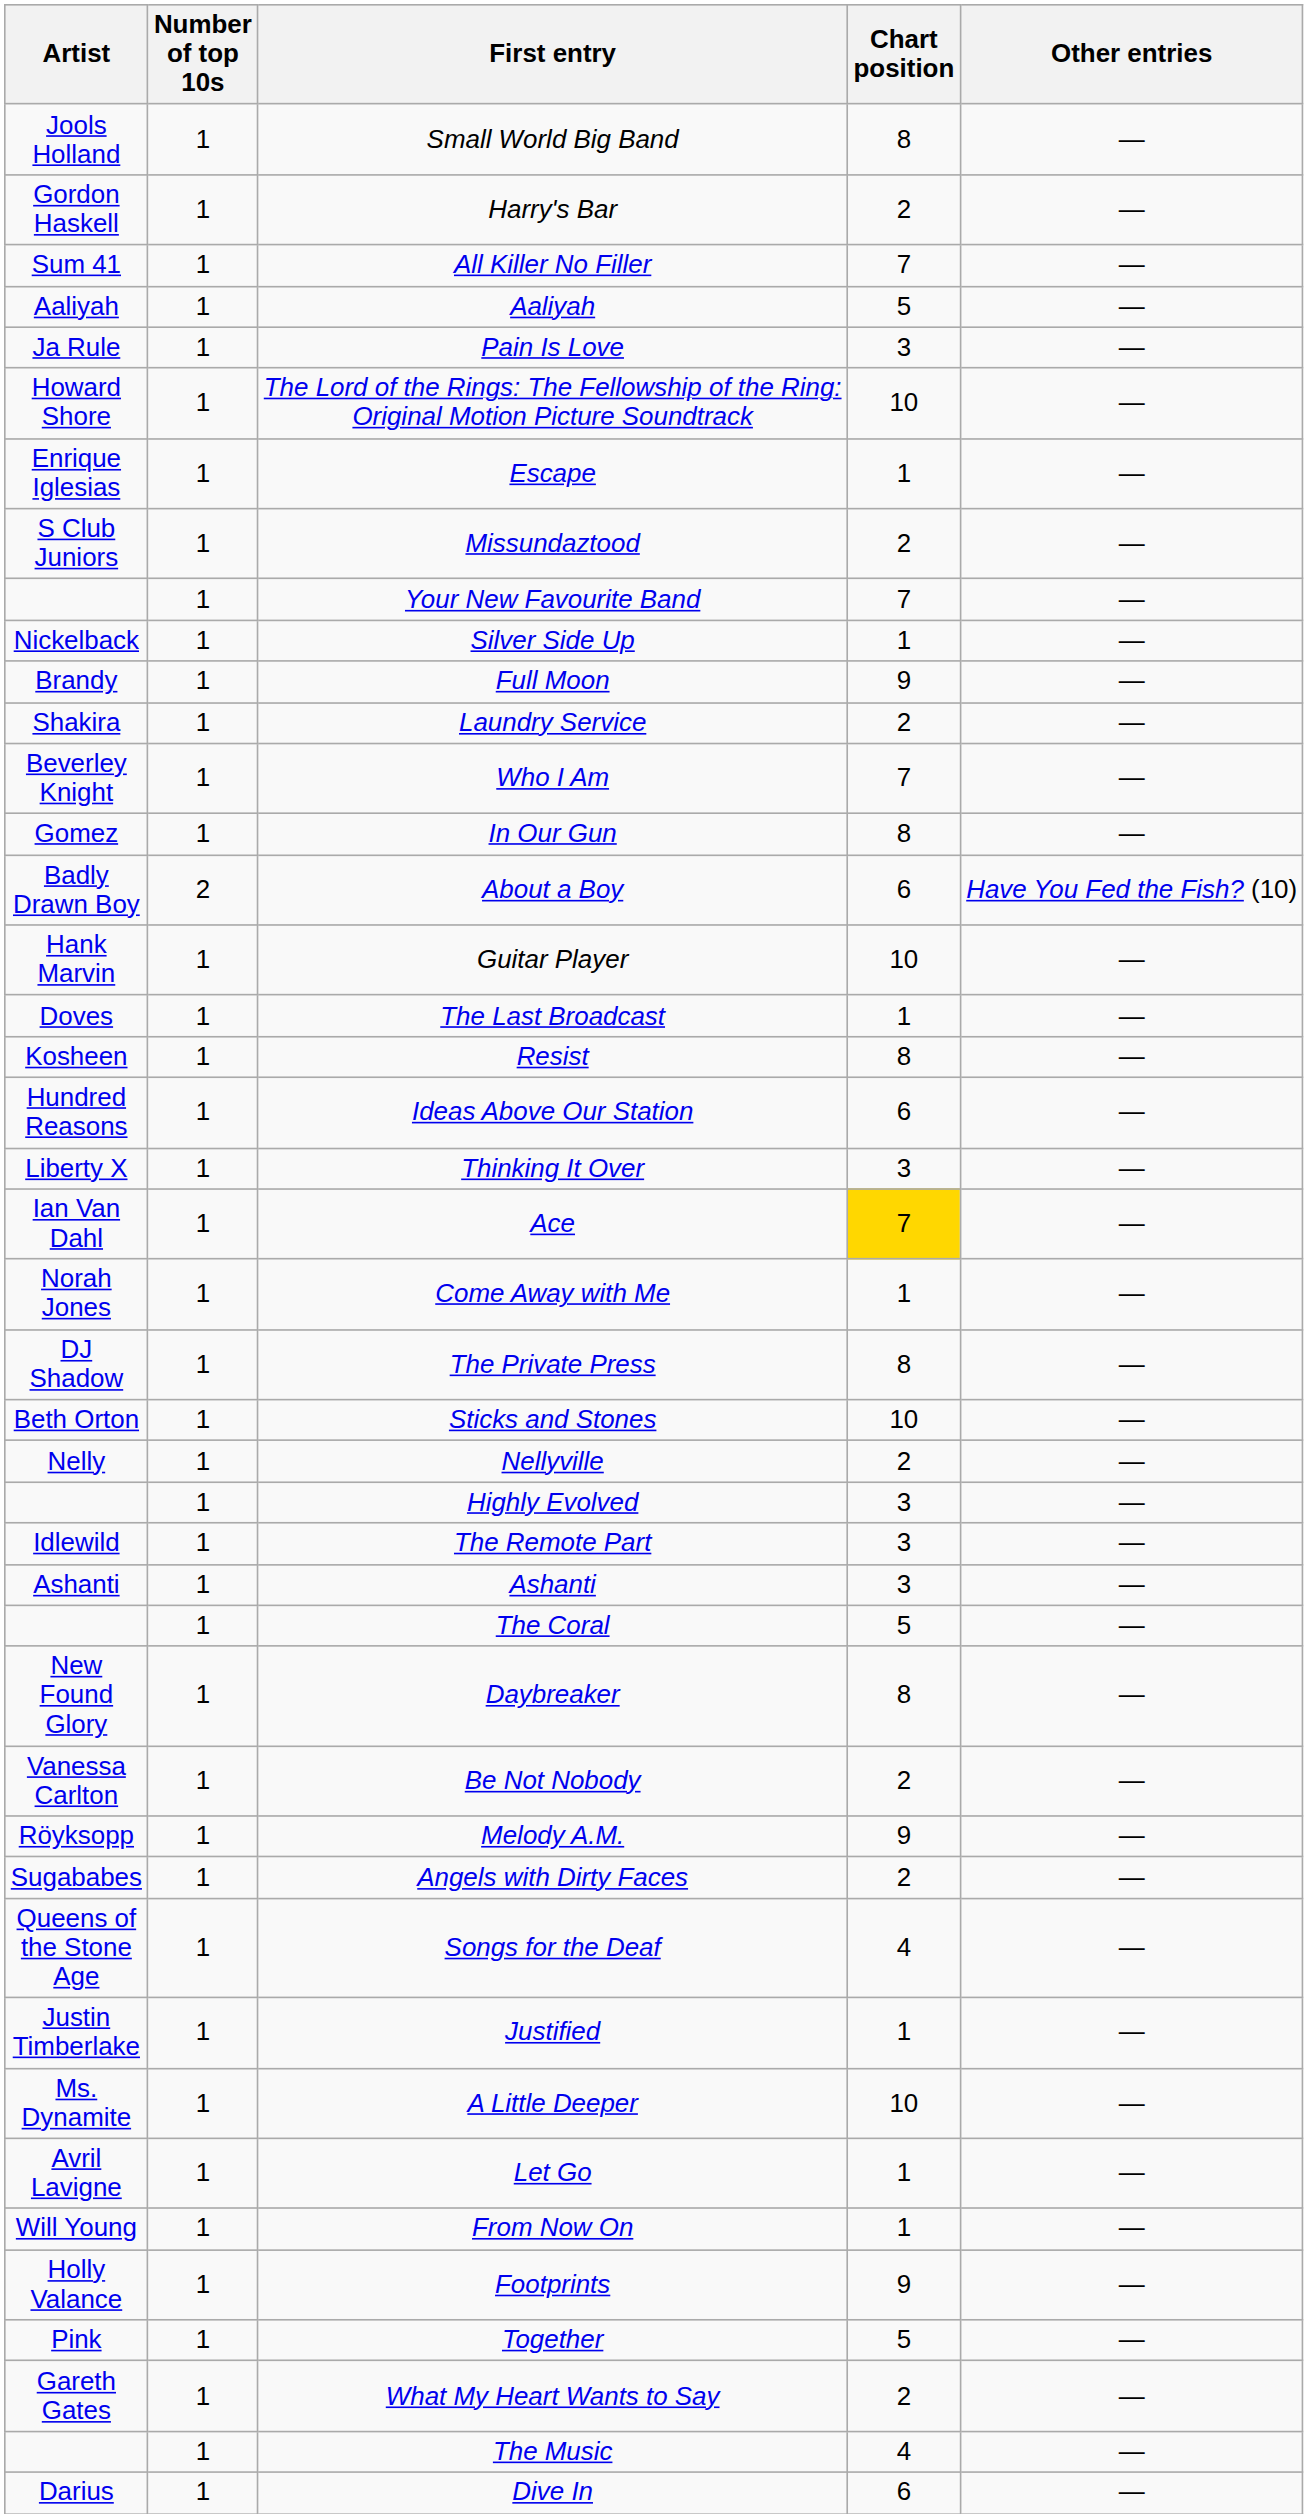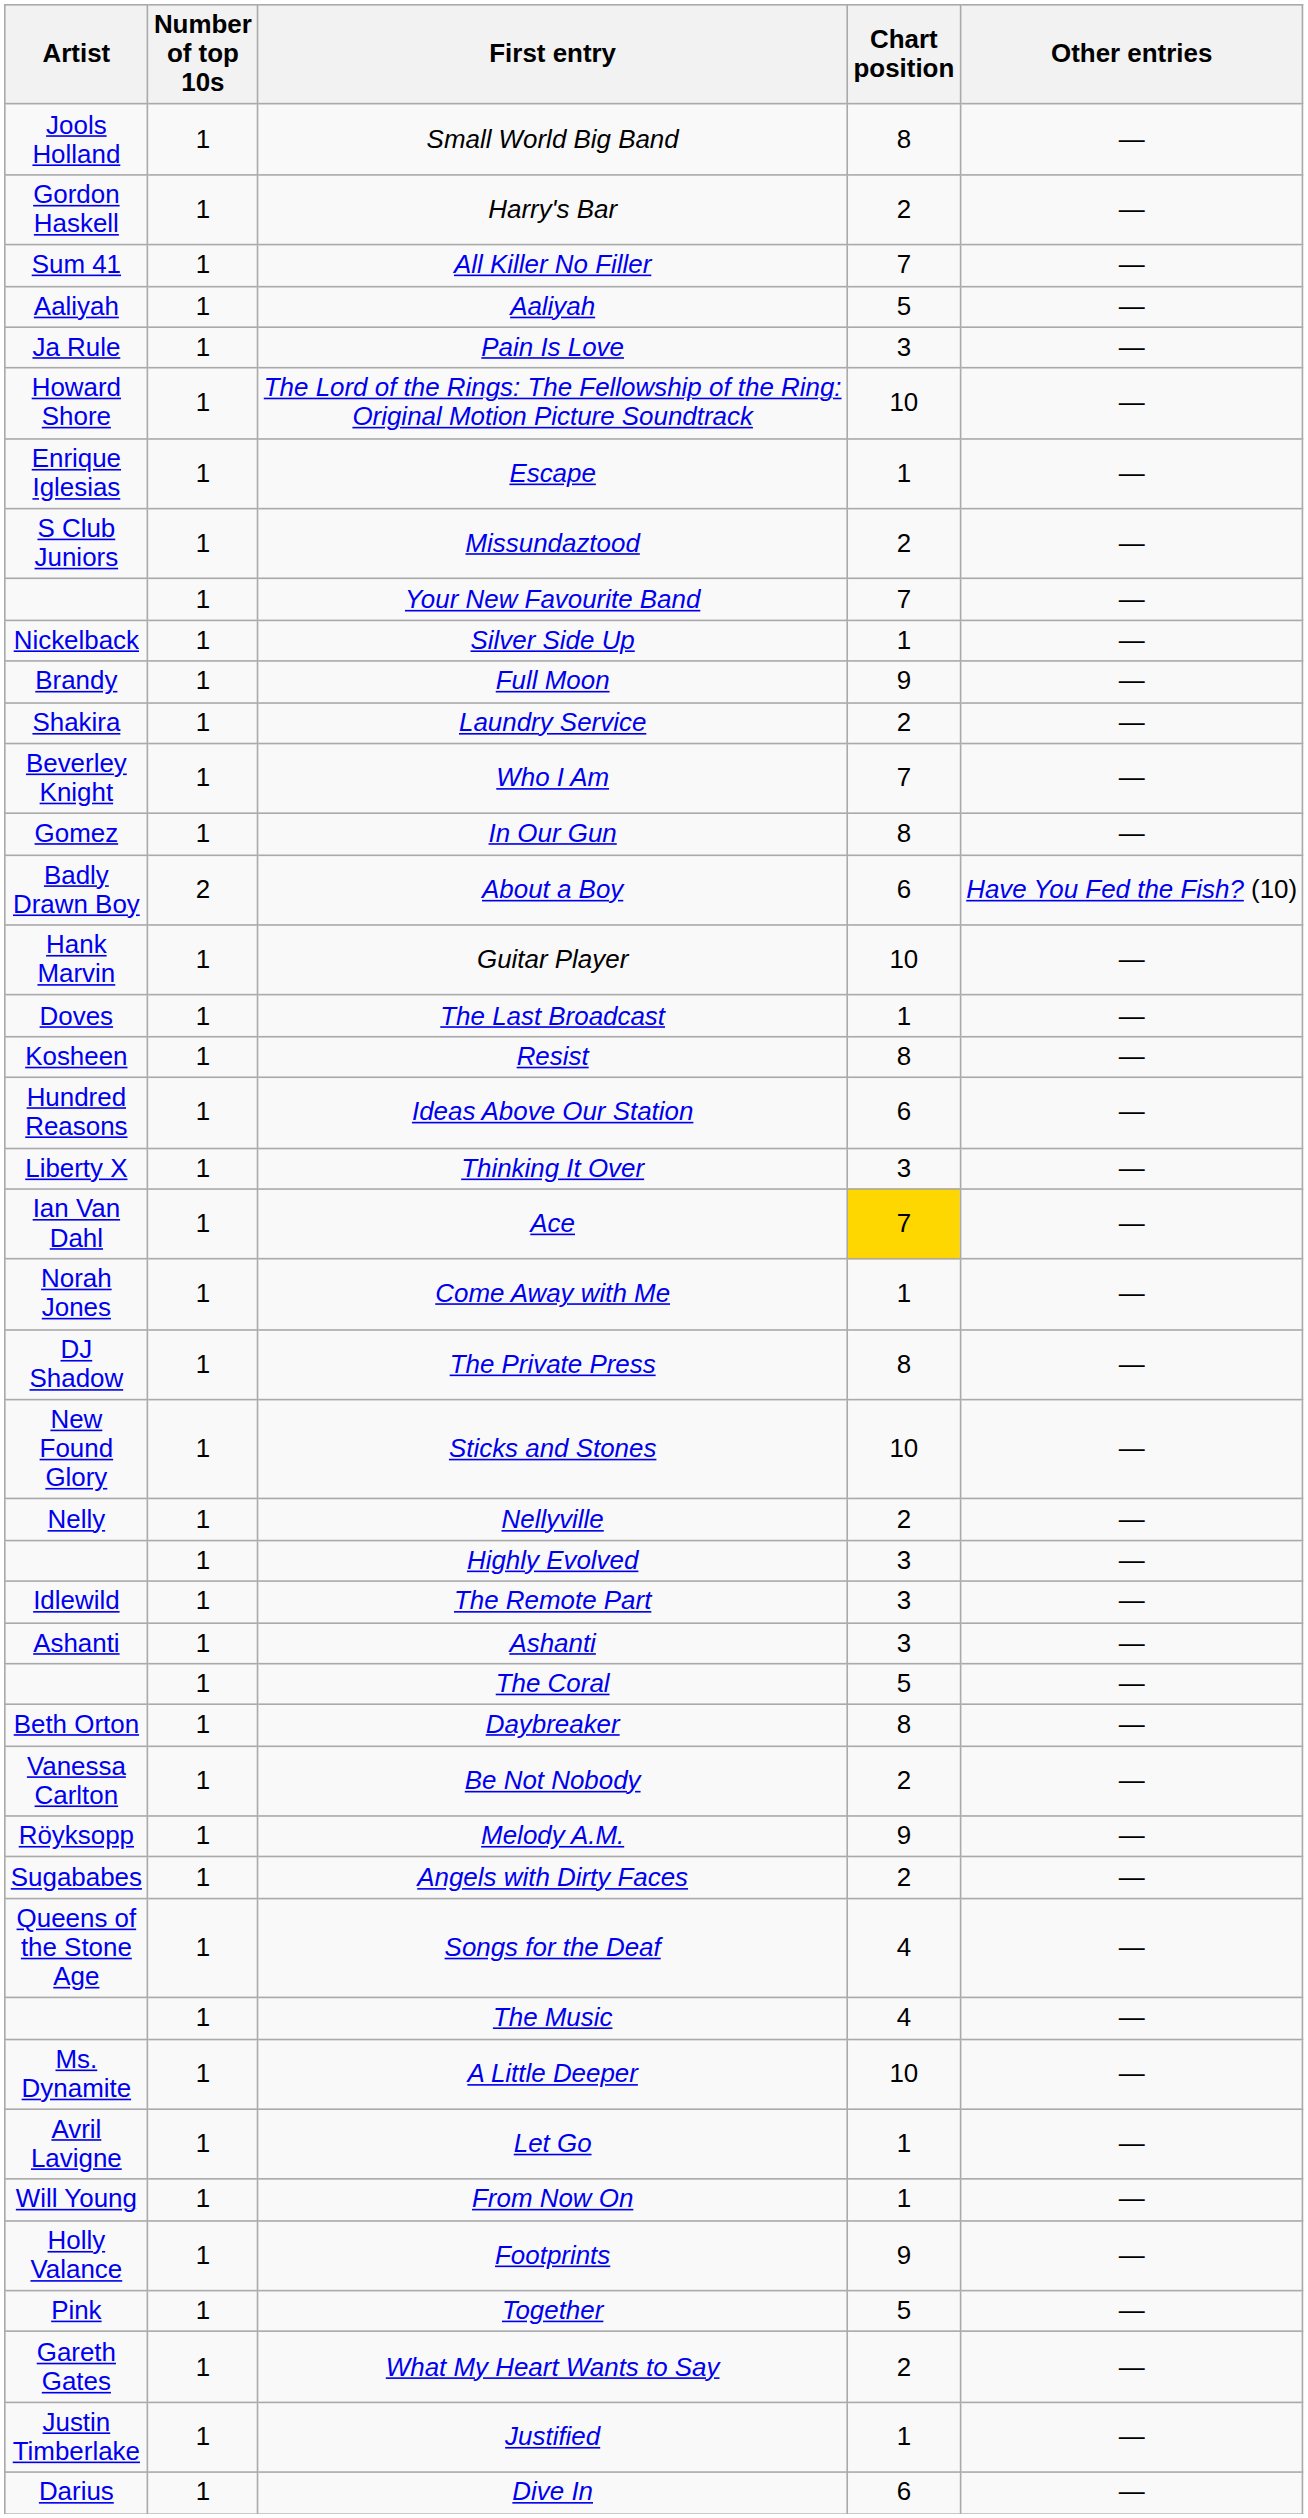(76, 1419) Beth Orton -> (76, 1449) New Found Glory
(76, 1695) New Found Glory -> (76, 1724) Beth Orton
rows swapped: (553, 2451) <-> (553, 2032)
